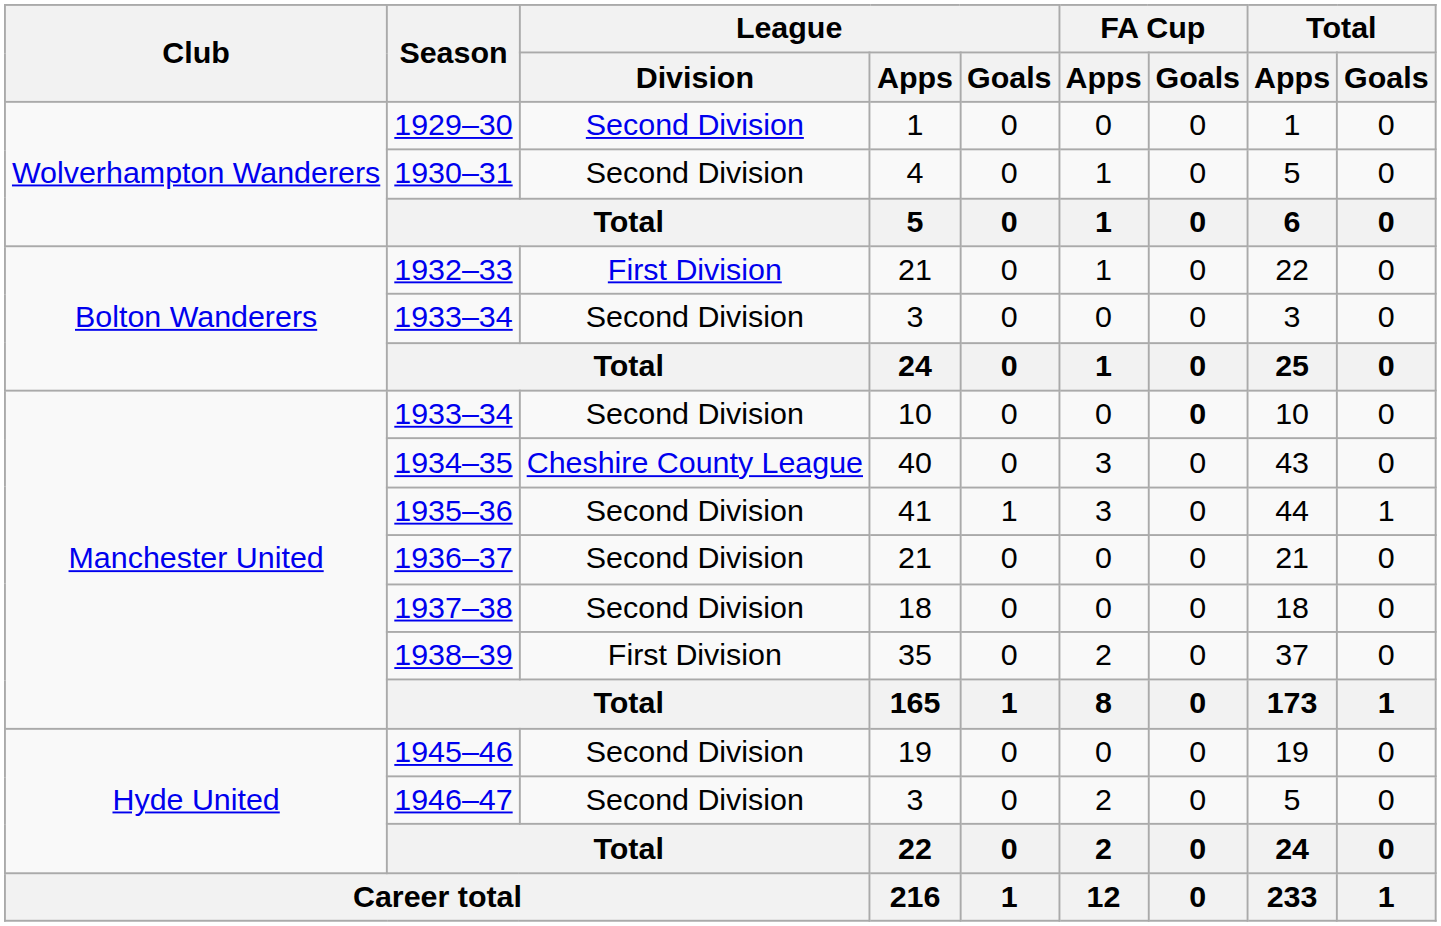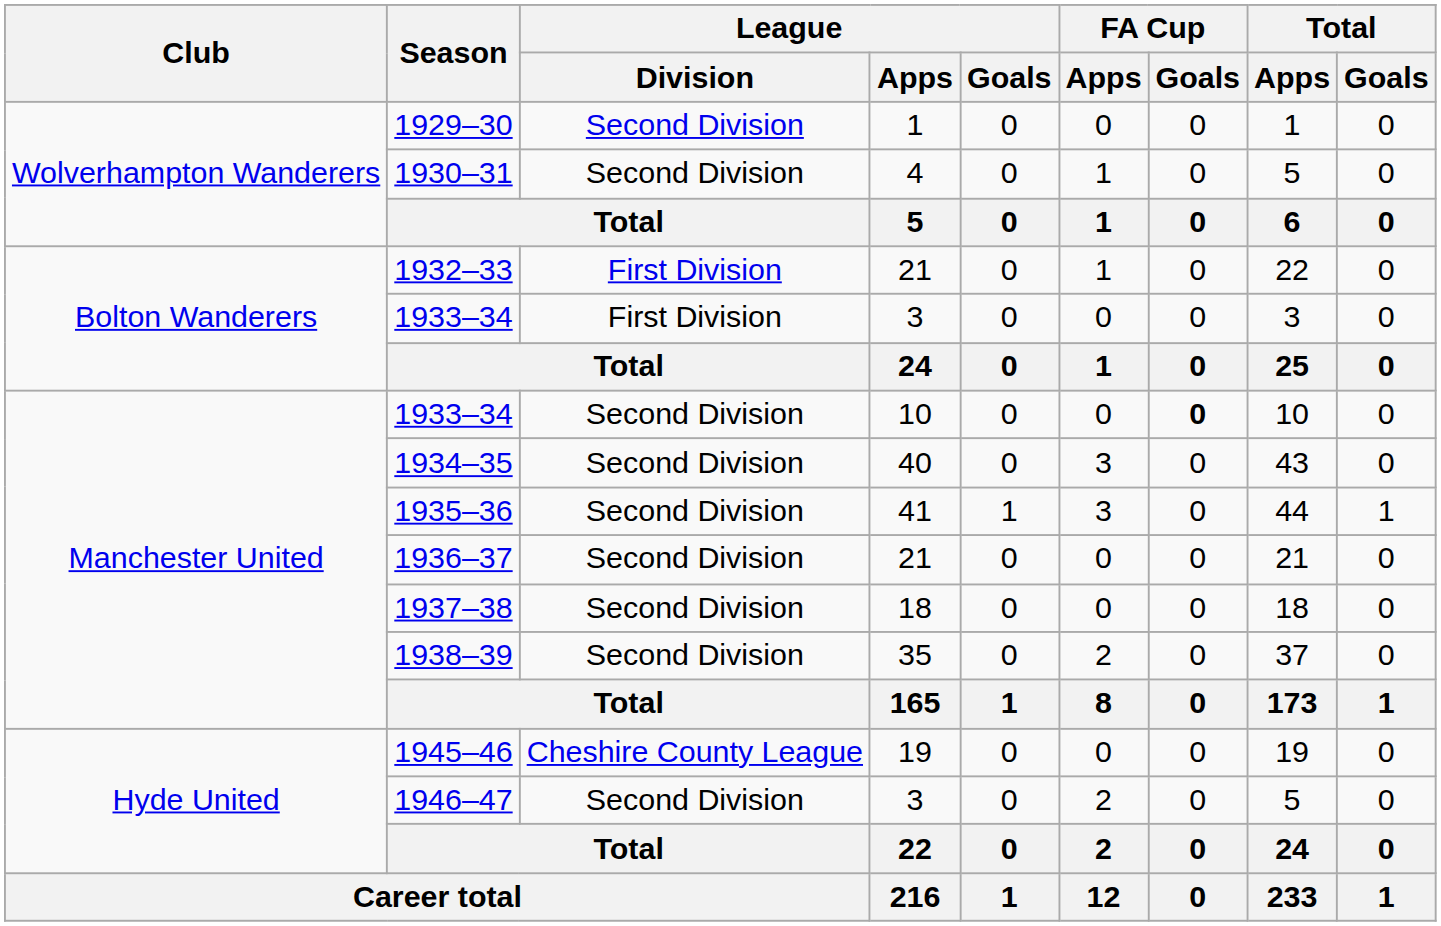(695, 317) Second Division -> (695, 317) First Division
(695, 462) Cheshire County League -> (695, 462) Second Division
(695, 655) First Division -> (695, 655) Second Division
(695, 751) Second Division -> (695, 751) Cheshire County League
